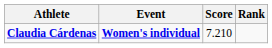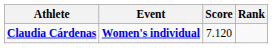(219, 33) 7.210 -> (219, 33) 7.120
